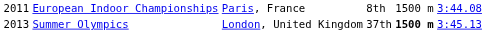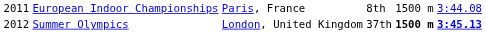(16, 24) 2013 -> (16, 24) 2012
(460, 24) normal -> (460, 24) bold
